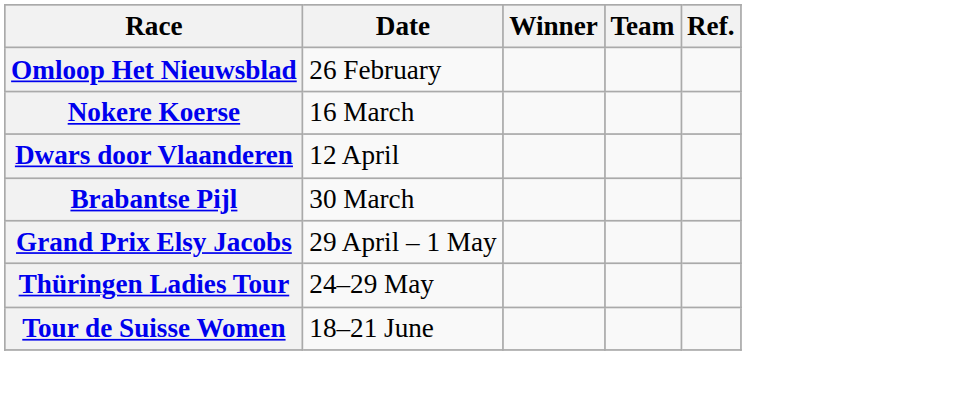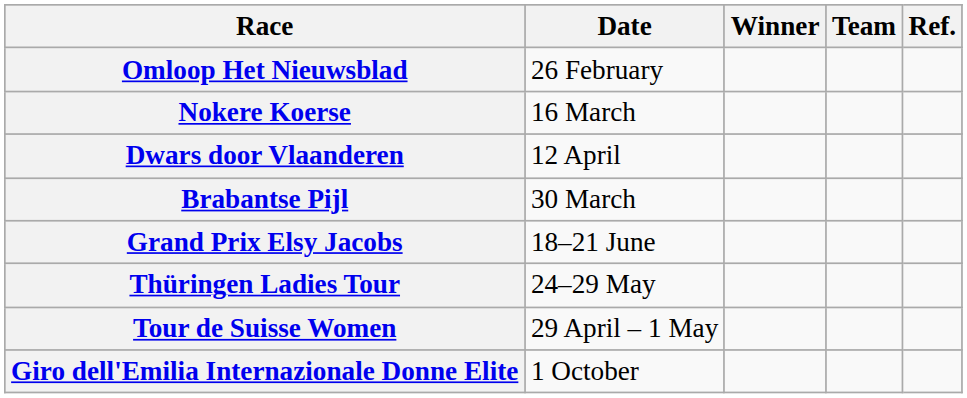(403, 241) 29 April – 1 May -> (593, 241) 18–21 June
(372, 328) 18–21 June -> (625, 328) 29 April – 1 May
+ row: (265, 371)
